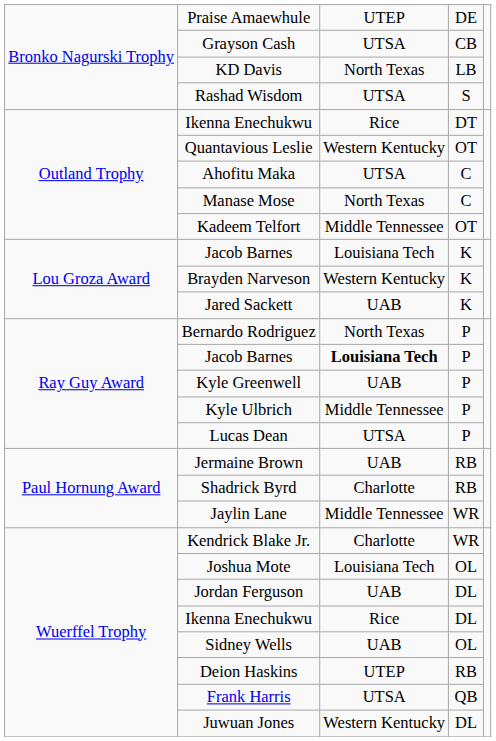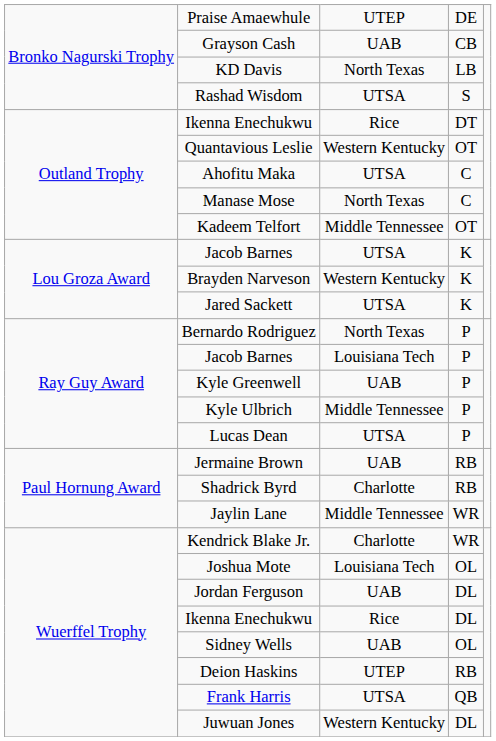(384, 43) UTSA -> (384, 43) UAB
(384, 252) Louisiana Tech -> (384, 252) UTSA
(384, 305) UAB -> (384, 305) UTSA
(384, 357) bold -> (384, 357) normal
